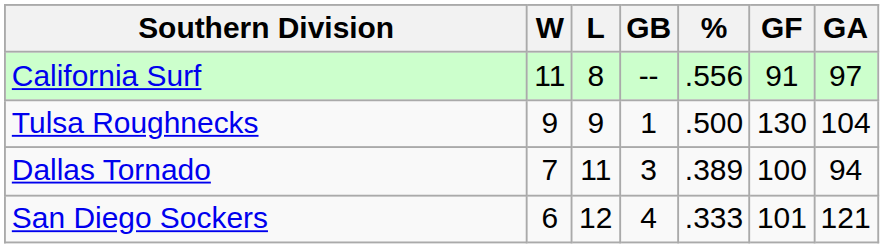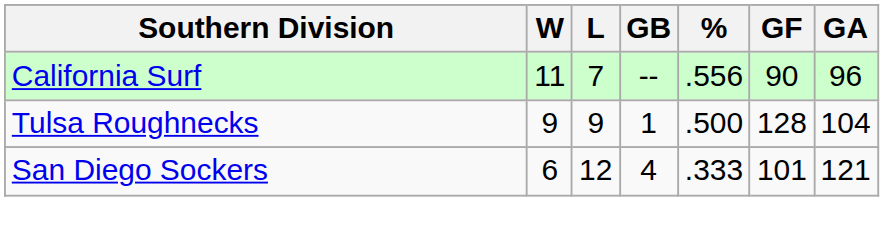(596, 75) 8 -> (596, 75) 7
(782, 75) 91 -> (782, 75) 90
(846, 75) 97 -> (846, 75) 96
(782, 123) 130 -> (782, 123) 128
- row: (111, 170)
